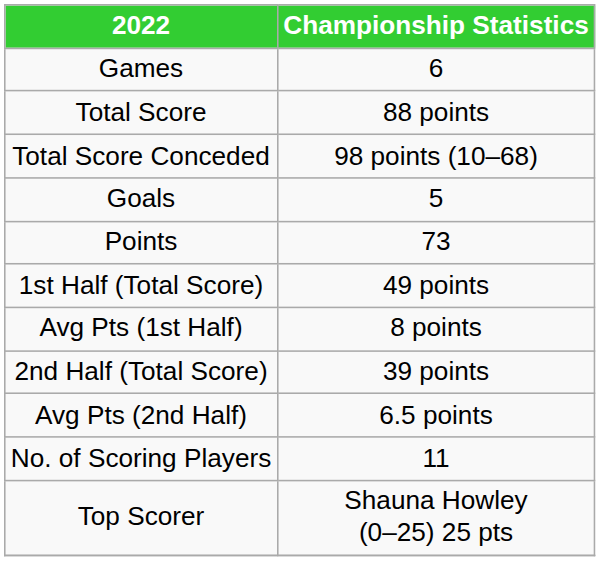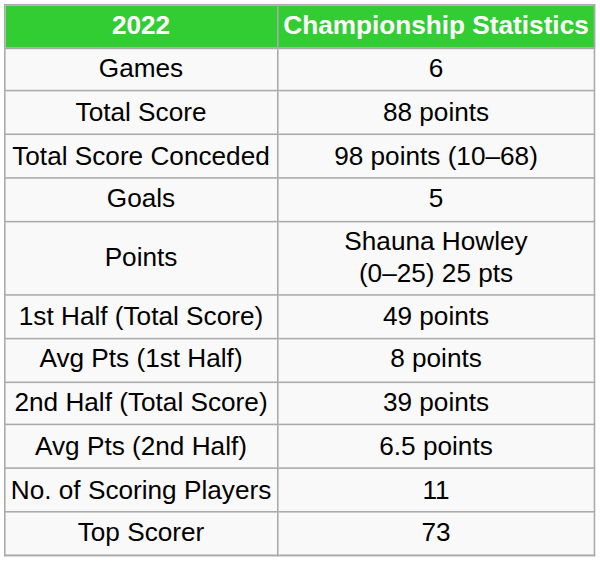(436, 242) 73 -> (436, 257) Shauna Howley (0–25) 25 pts
(436, 517) Shauna Howley (0–25) 25 pts -> (436, 532) 73
